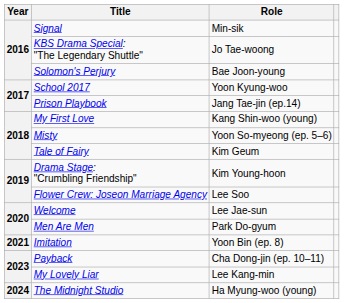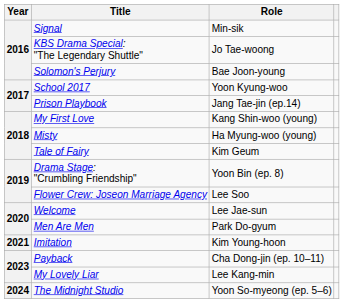(272, 135) Yoon So-myeong (ep. 5–6) -> (264, 135) Ha Myung-woo (young)
(249, 173) Kim Young-hoon -> (248, 173) Yoon Bin (ep. 8)
(248, 242) Yoon Bin (ep. 8) -> (249, 242) Kim Young-hoon
(264, 290) Ha Myung-woo (young) -> (272, 290) Yoon So-myeong (ep. 5–6)
